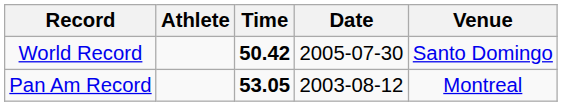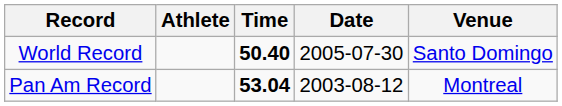(265, 52) 50.42 -> (265, 52) 50.40
(265, 85) 53.05 -> (265, 85) 53.04
